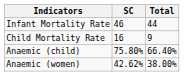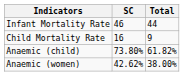(129, 51) 75.80% -> (129, 51) 73.80%
(162, 51) 66.40% -> (162, 51) 61.82%
